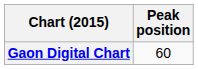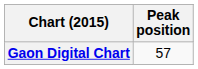(163, 53) 60 -> (163, 53) 57
